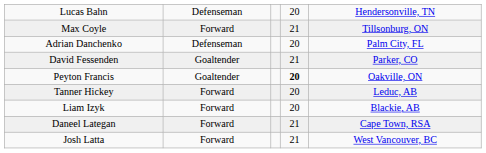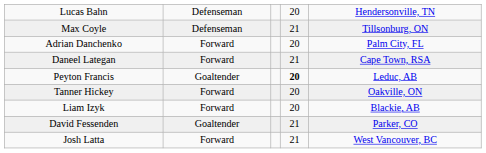(217, 28) Forward -> (217, 28) Defenseman
(217, 44) Defenseman -> (217, 44) Forward
rows swapped: (84, 60) <-> (84, 124)
(395, 76) Oakville, ON -> (395, 76) Leduc, AB
(395, 92) Leduc, AB -> (395, 92) Oakville, ON
